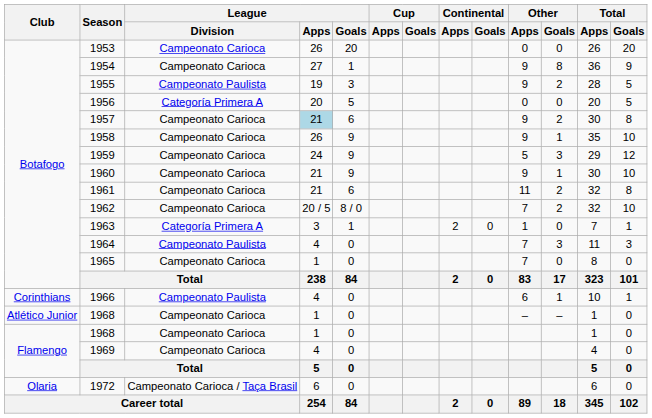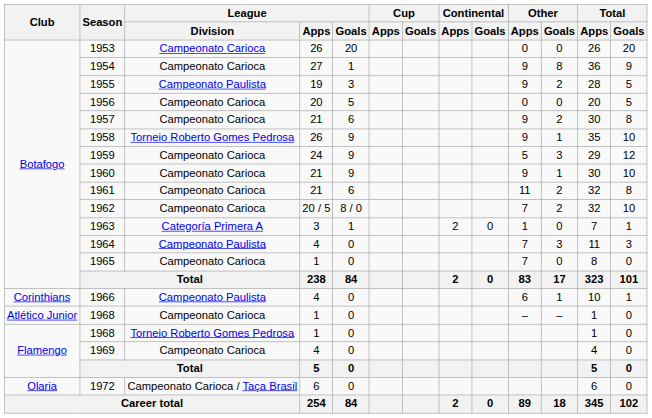(212, 102) Categoría Primera A -> (212, 102) Campeonato Carioca
(316, 119) lightblue background -> (316, 119) no background
(212, 137) Campeonato Carioca -> (212, 137) Torneio Roberto Gomes Pedrosa
(212, 333) Campeonato Carioca -> (212, 333) Torneio Roberto Gomes Pedrosa
